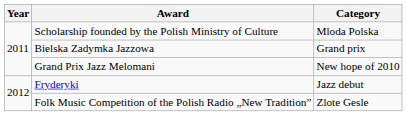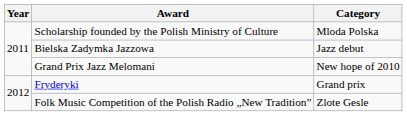(341, 48) Grand prix -> (340, 48) Jazz debut
(340, 84) Jazz debut -> (341, 84) Grand prix
